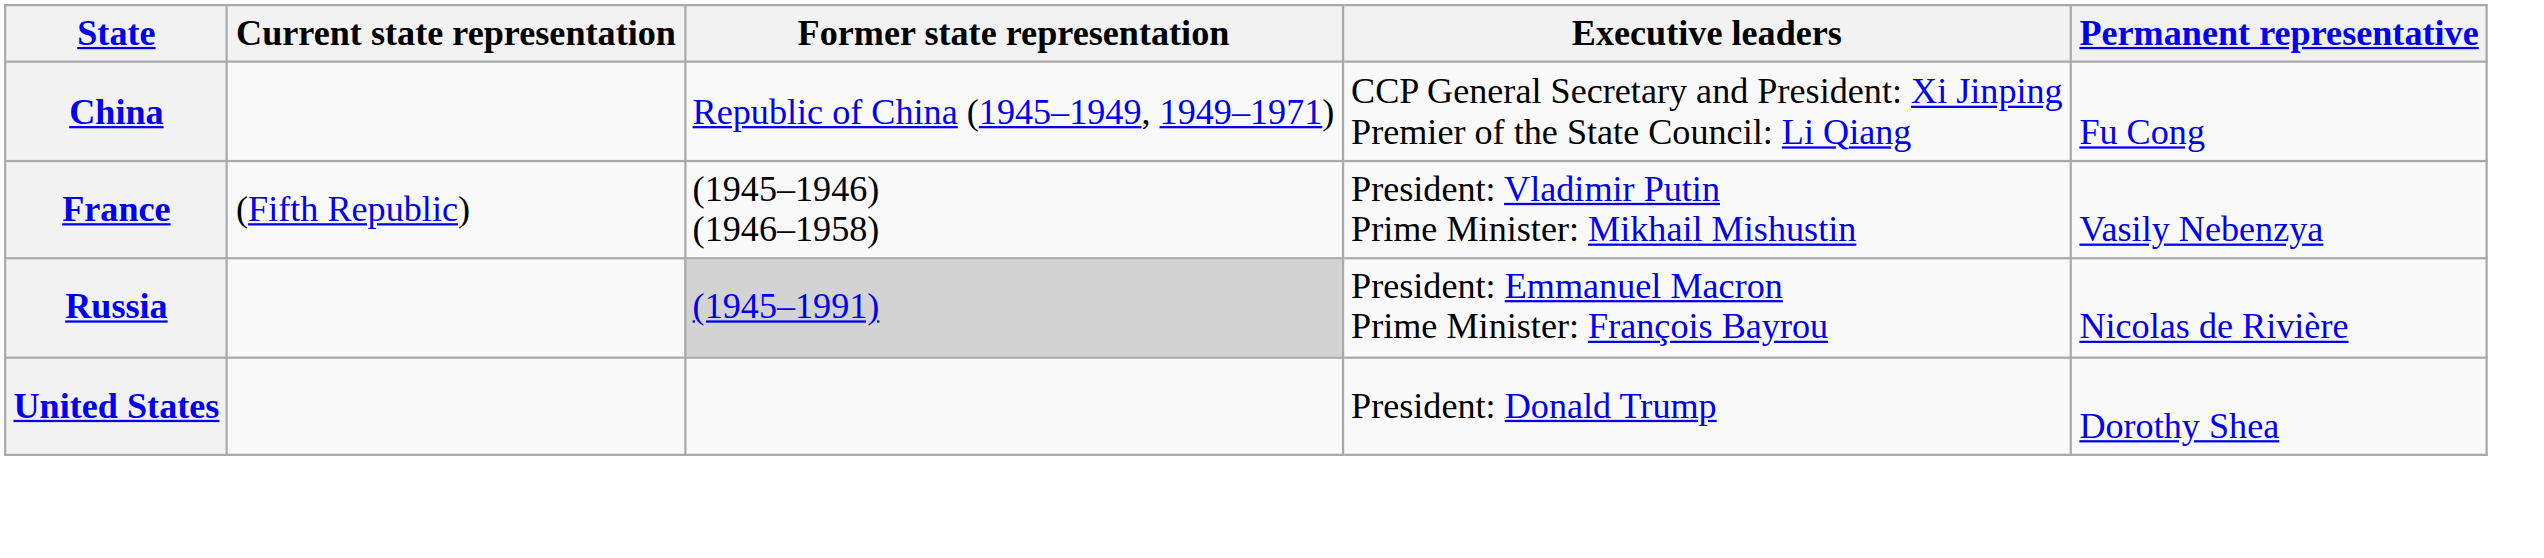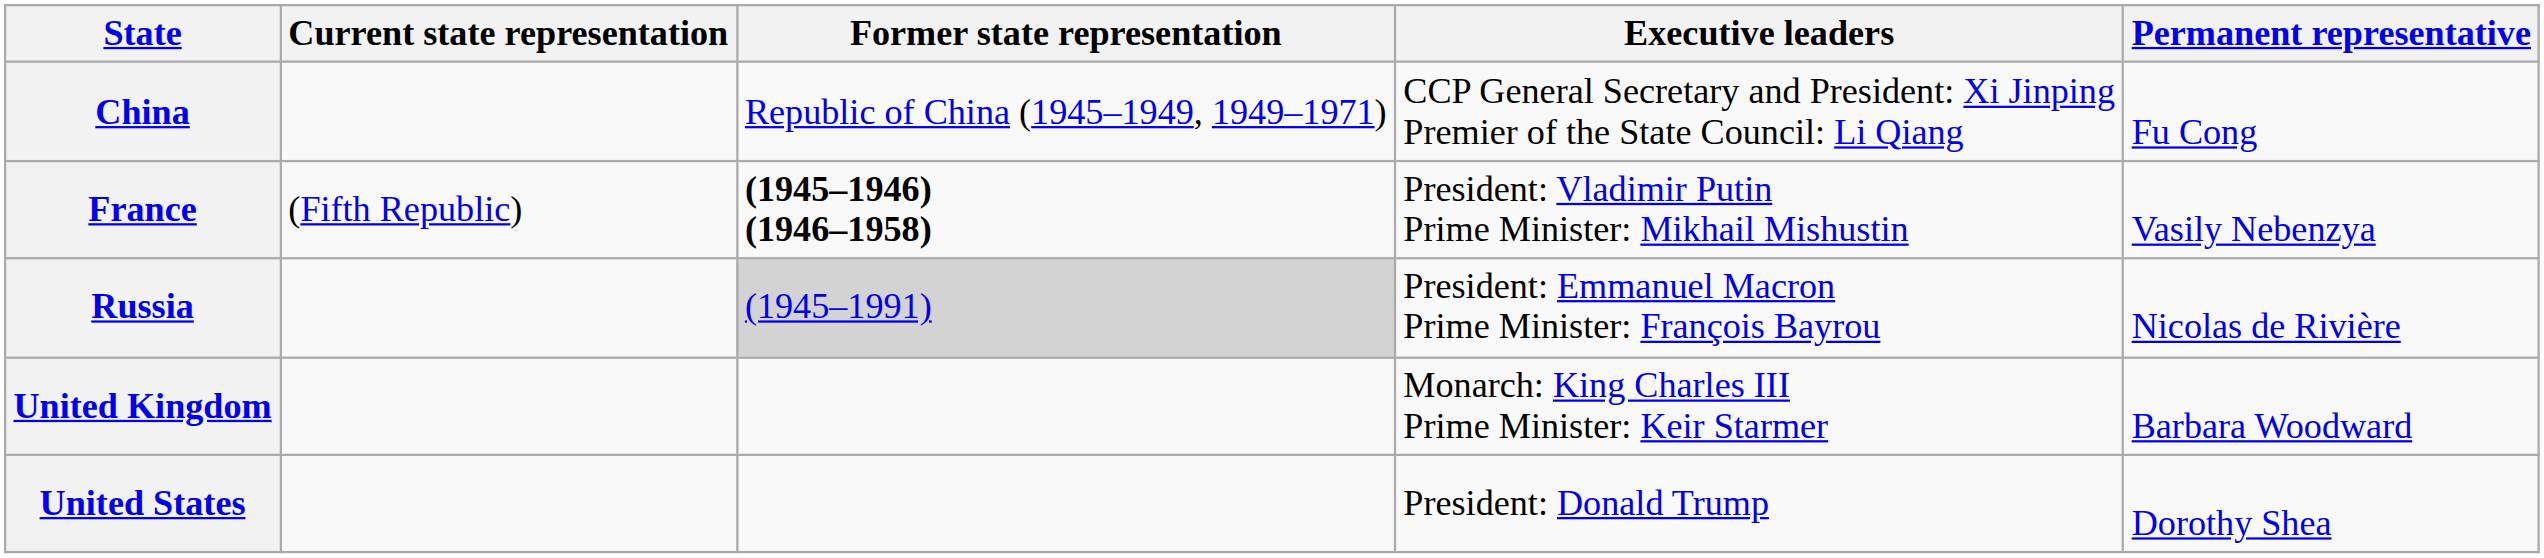(786, 208) normal -> (838, 208) bold
+ row: (143, 404)
